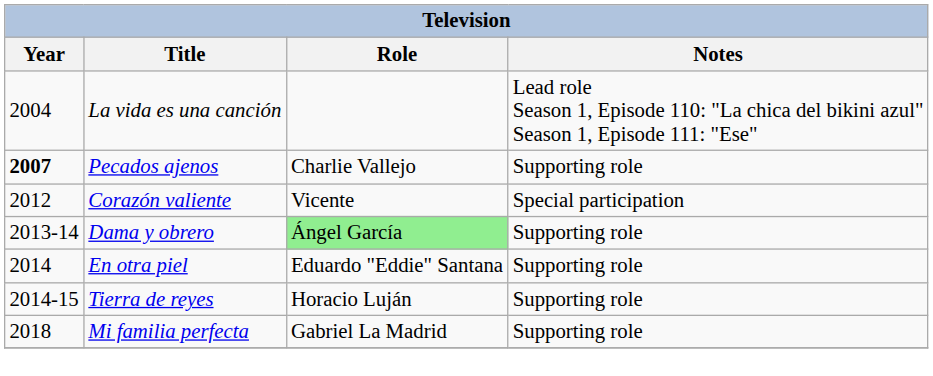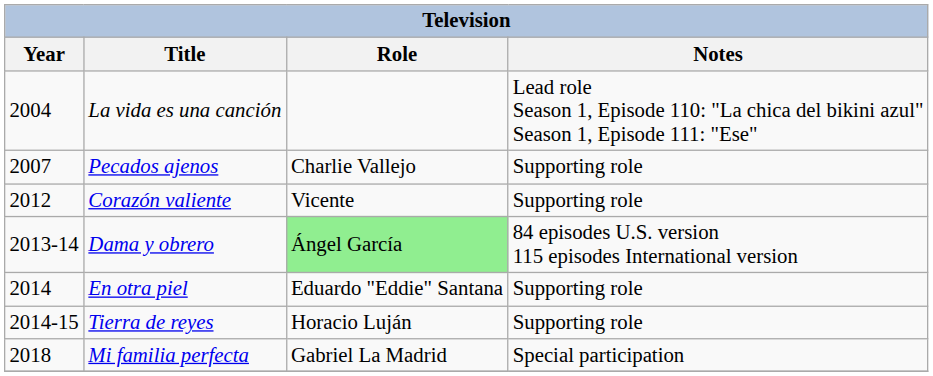(30, 166) bold -> (30, 166) normal
(598, 199) Special participation -> (578, 199) Supporting role
(578, 232) Supporting role -> (655, 244) 84 episodes U.S. version 115 episodes International version
(578, 331) Supporting role -> (598, 355) Special participation
